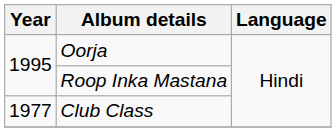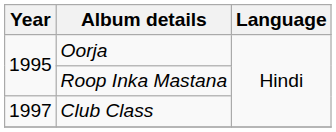(30, 111) 1977 -> (30, 111) 1997
